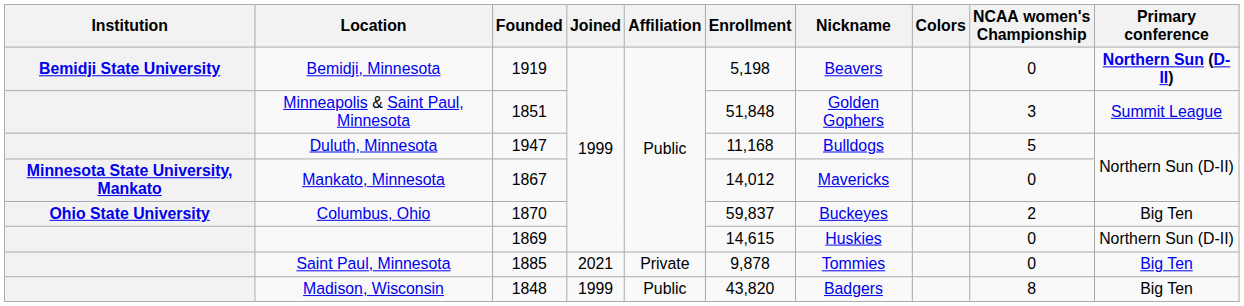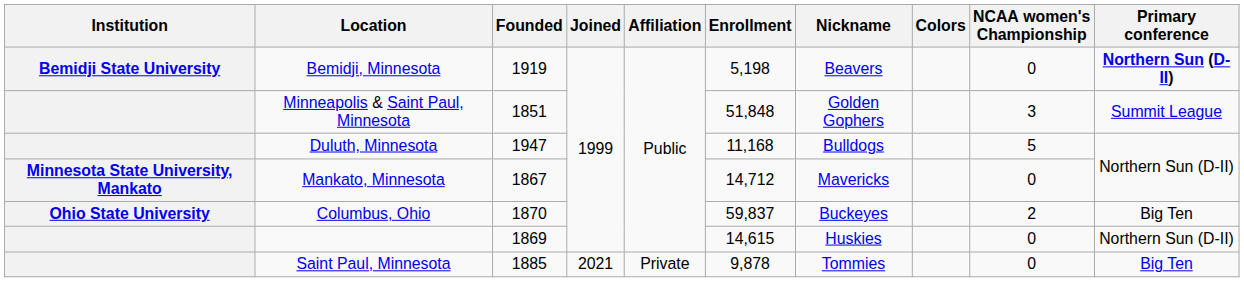(750, 179) 14,012 -> (750, 179) 14,712
- row: (373, 289)
